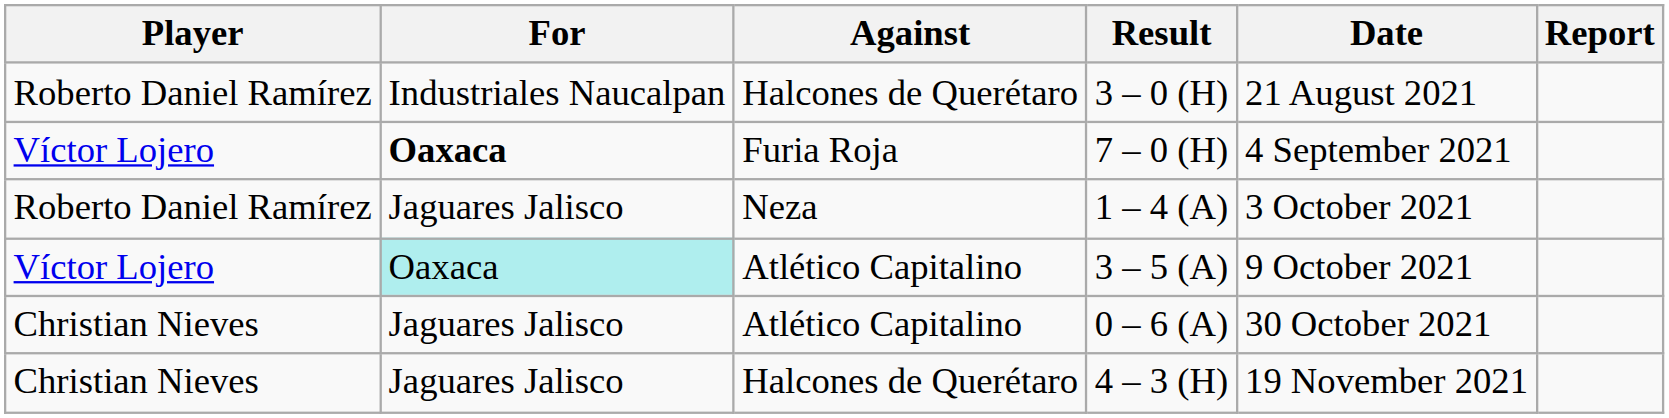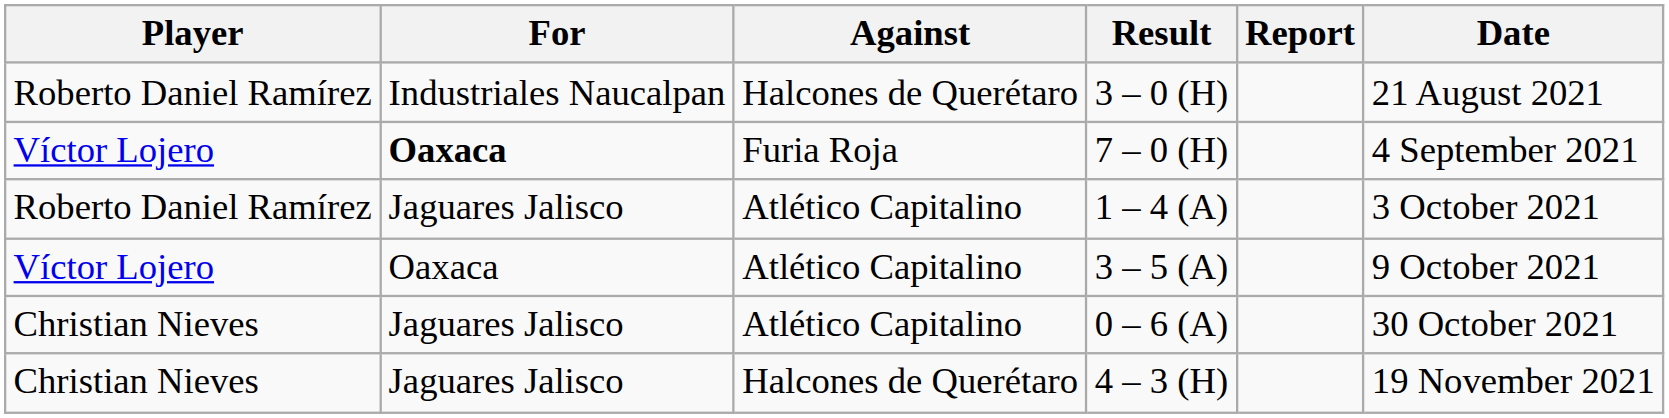columns swapped: (1386, 33) <-> (1600, 33)
(780, 207) Neza -> (882, 207) Atlético Capitalino
(444, 265) paleturquoise background -> (444, 265) no background
